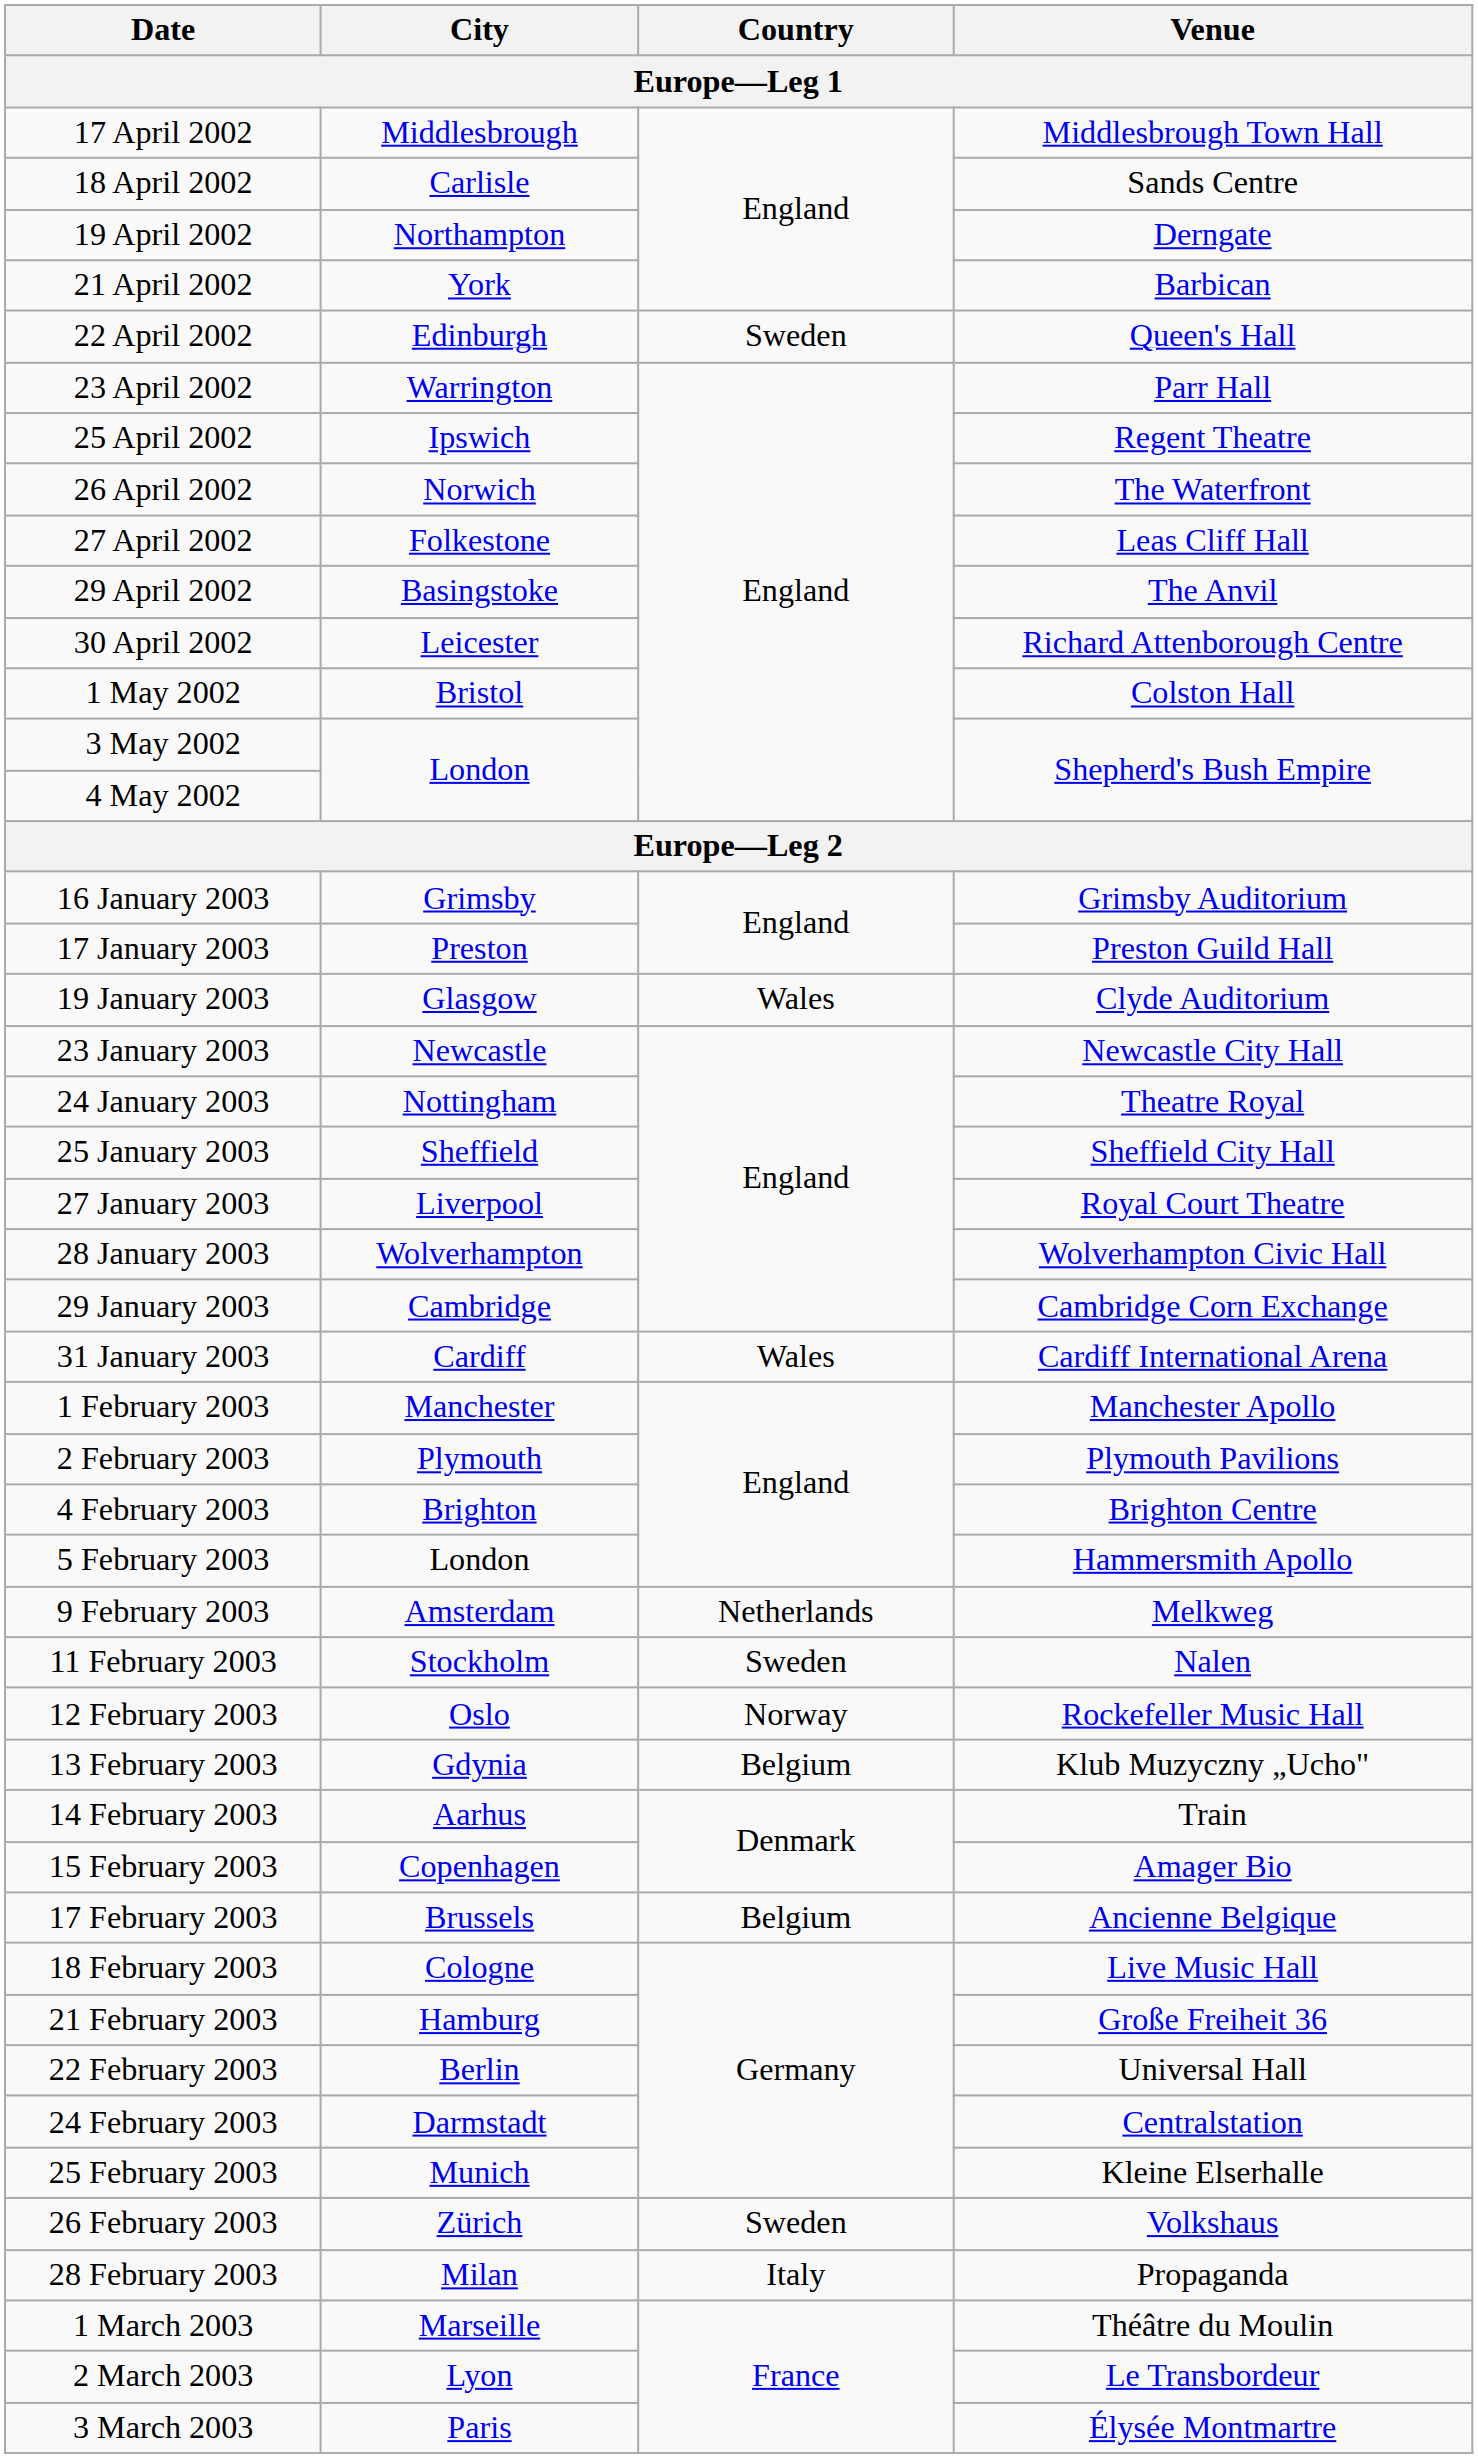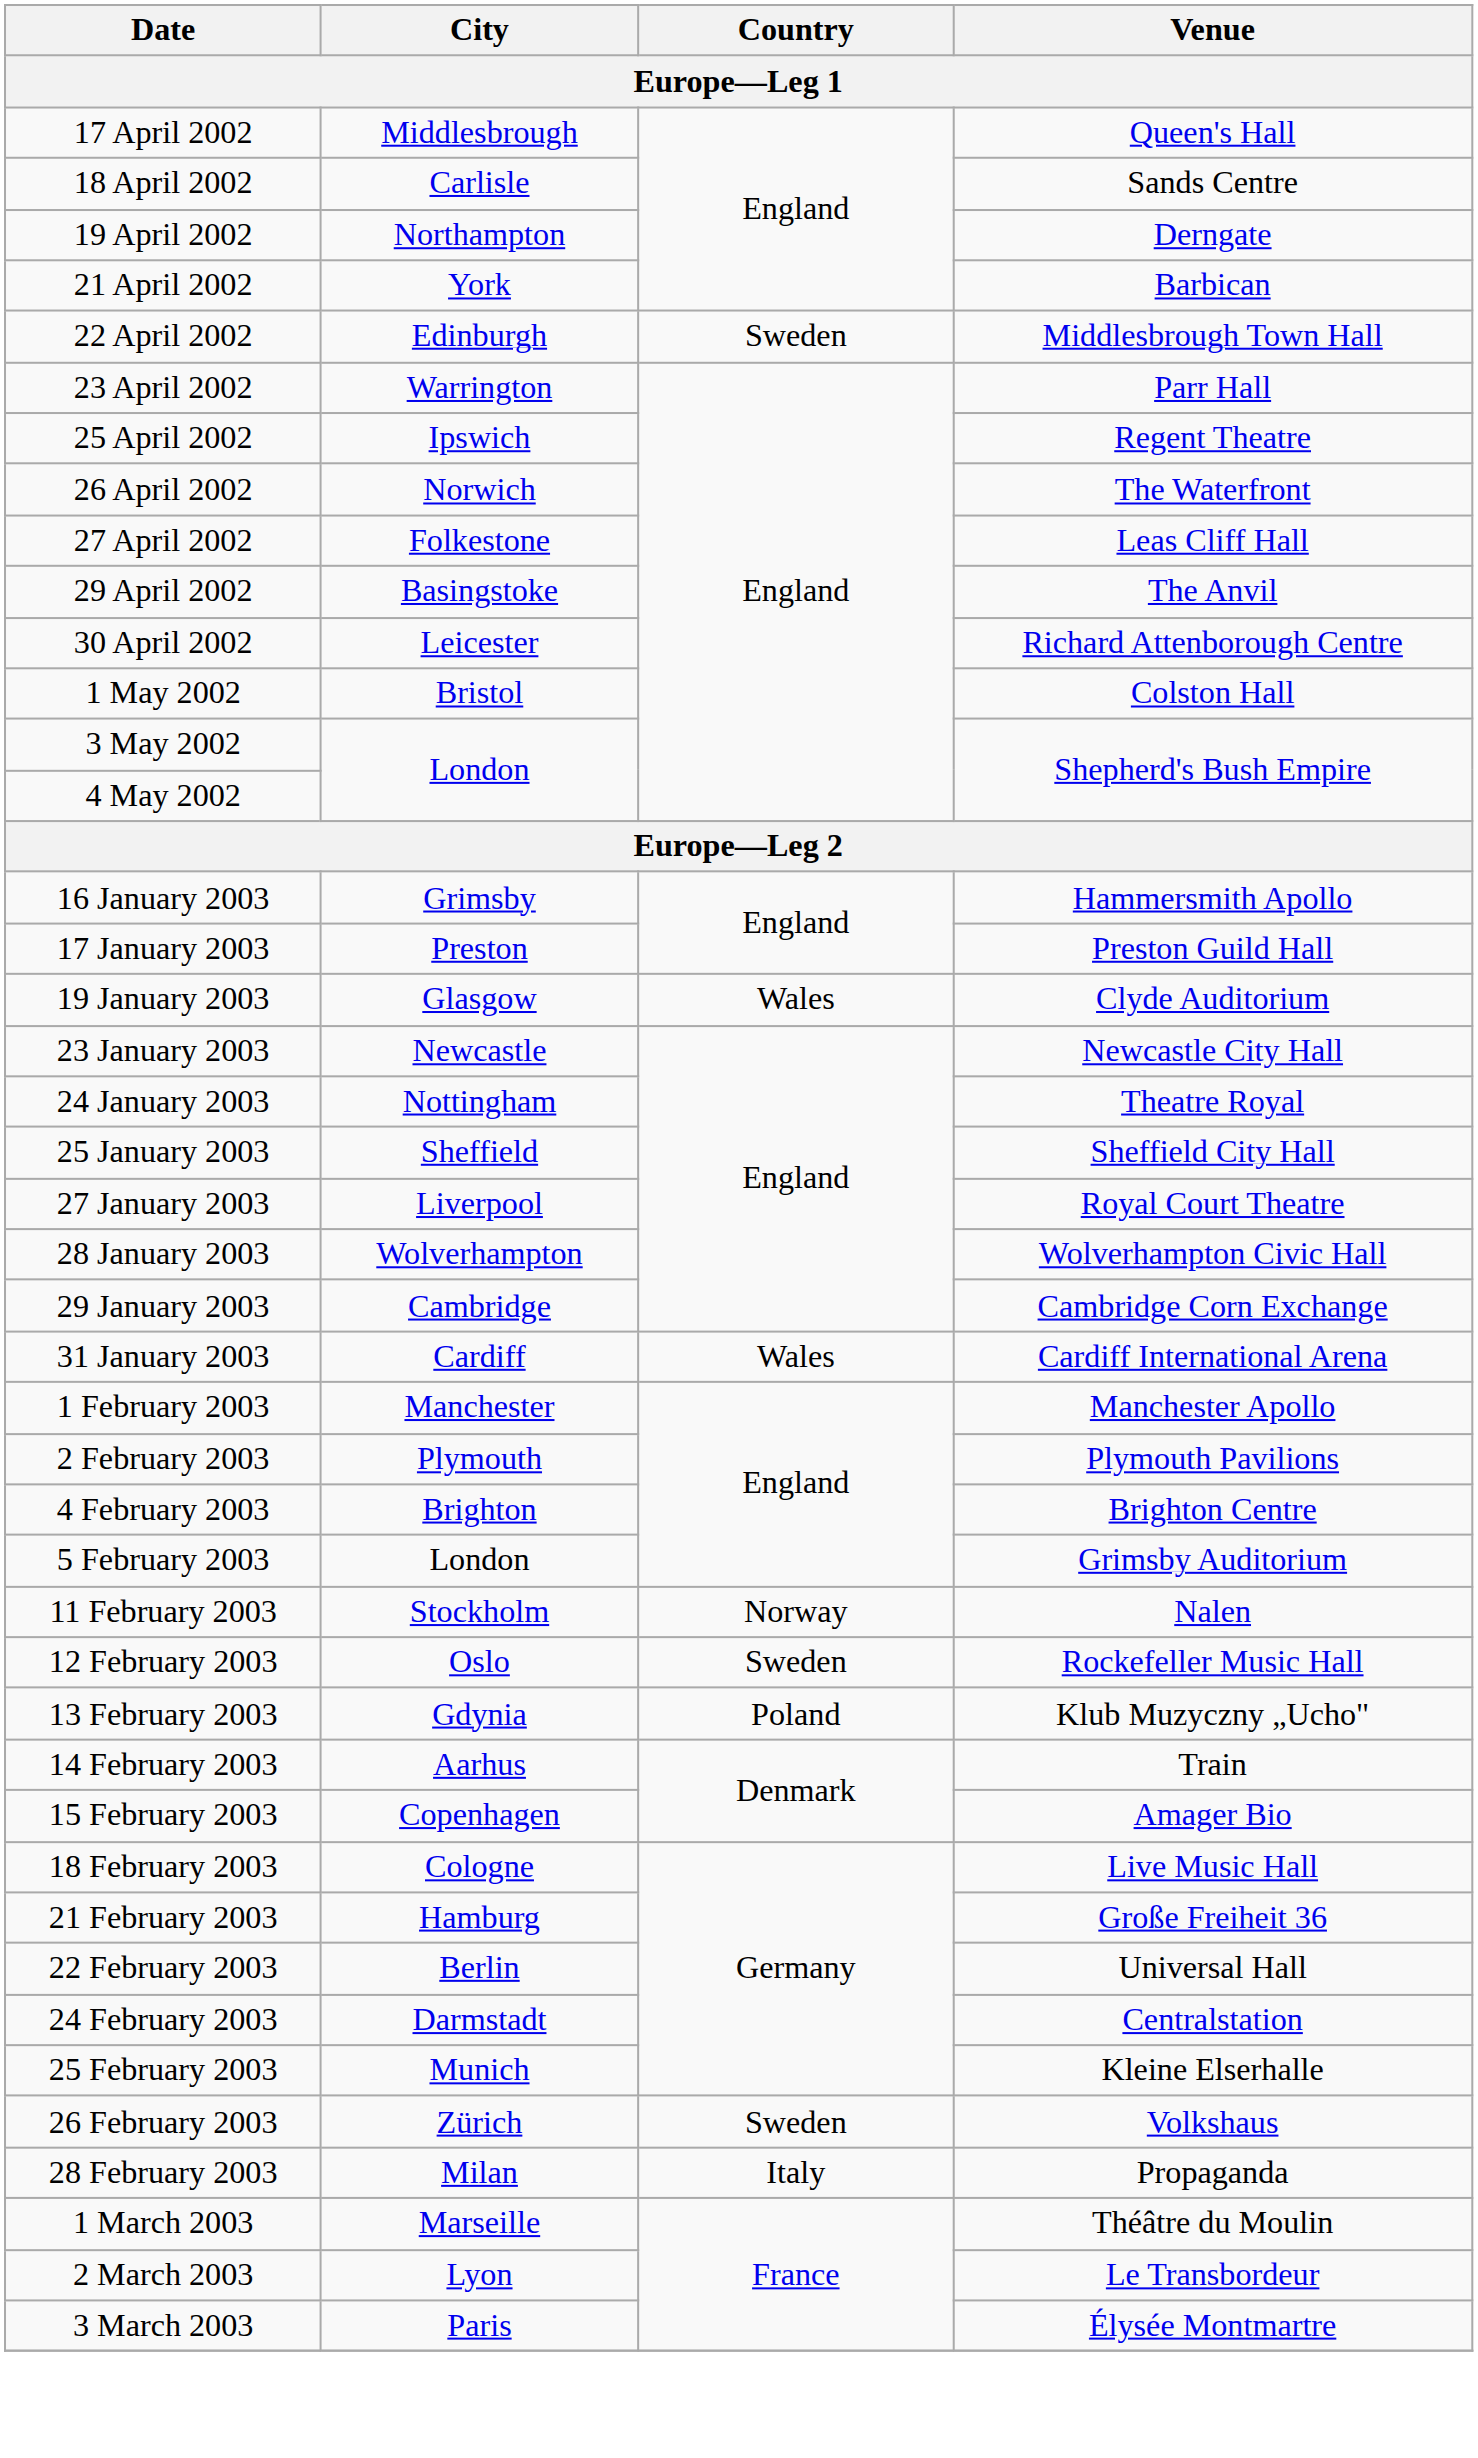(1213, 132) Middlesbrough Town Hall -> (1213, 132) Queen's Hall
(1213, 336) Queen's Hall -> (1213, 336) Middlesbrough Town Hall
(1213, 897) Grimsby Auditorium -> (1213, 897) Hammersmith Apollo
(1213, 1560) Hammersmith Apollo -> (1213, 1560) Grimsby Auditorium
- row: (163, 1611)
(796, 1662) Sweden -> (796, 1611) Norway
(796, 1713) Norway -> (796, 1662) Sweden
(796, 1764) Belgium -> (796, 1713) Poland
- row: (163, 1917)
